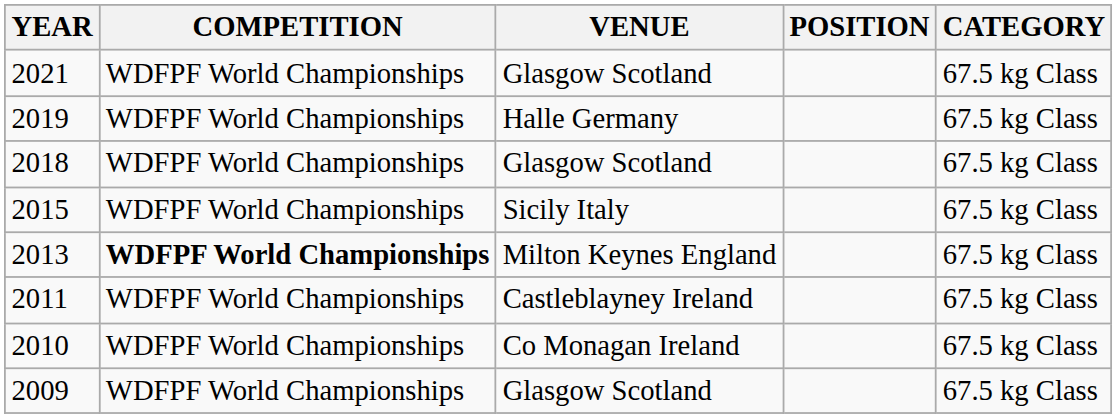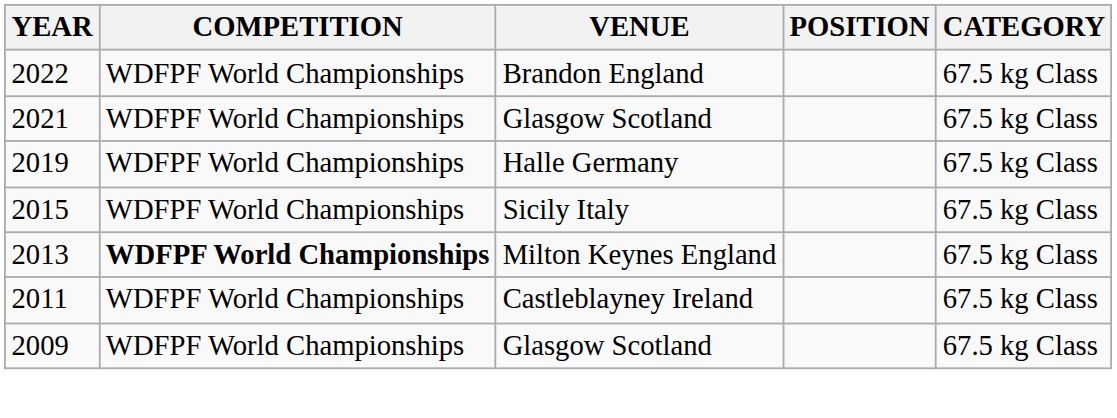+ row: (40, 72)
- row: (40, 163)
- row: (40, 345)
